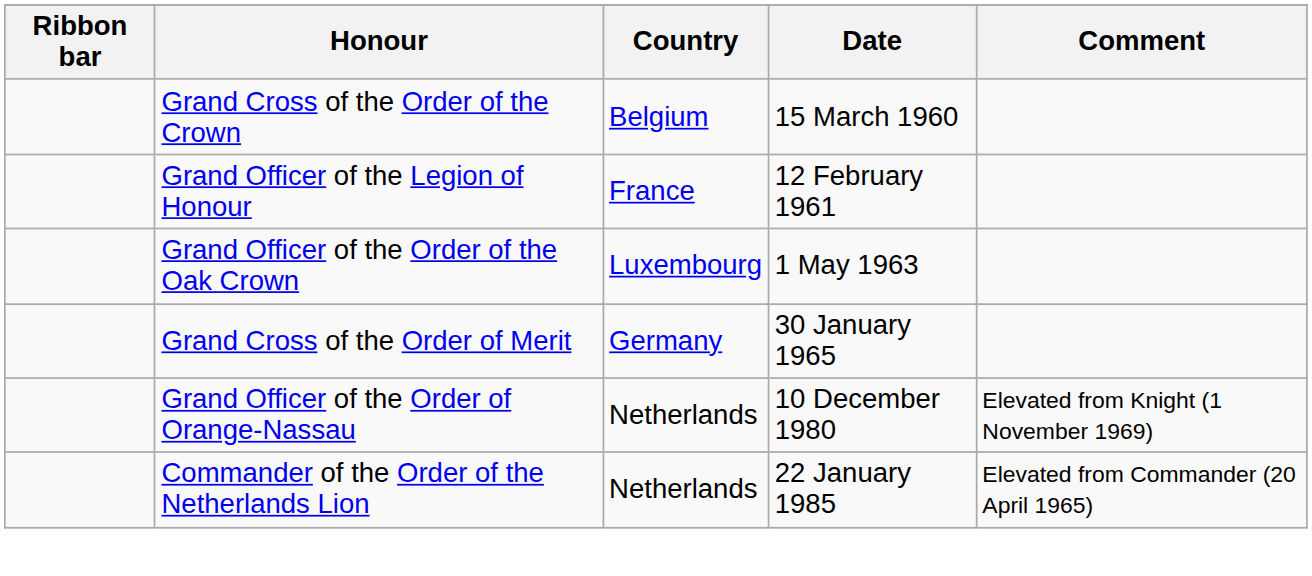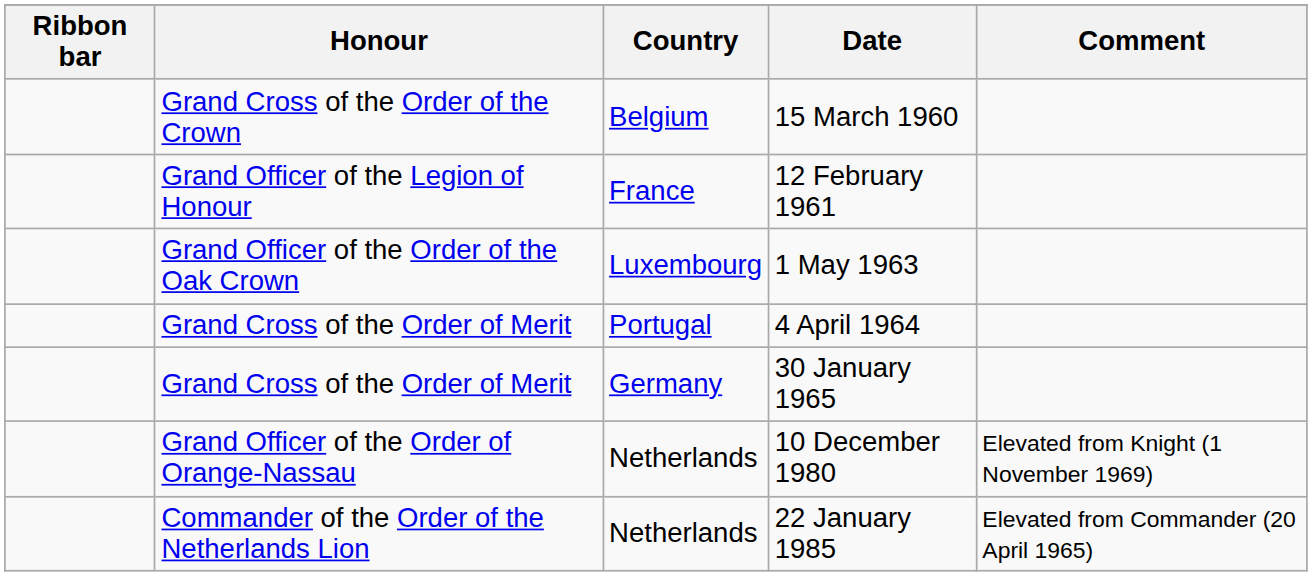+ row: (847, 324)
